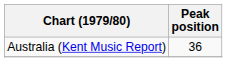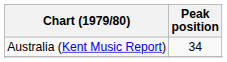(195, 47) 36 -> (195, 47) 34
